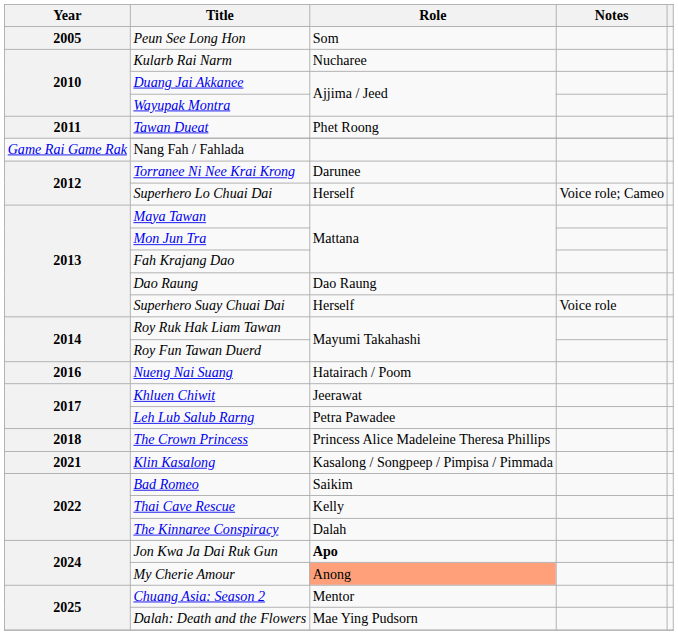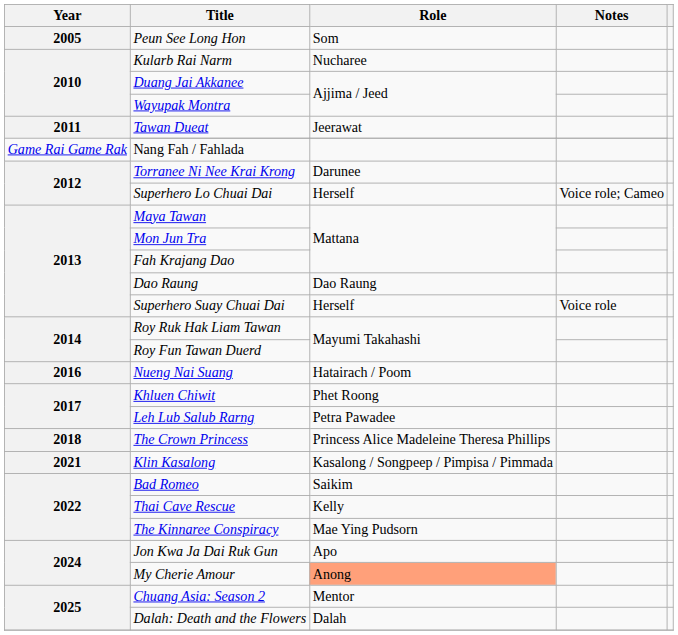(346, 127) Phet Roong -> (337, 127) Jeerawat
(337, 395) Jeerawat -> (346, 395) Phet Roong
(330, 529) Dalah -> (365, 529) Mae Ying Pudsorn
(325, 551) bold -> (325, 551) normal
(365, 618) Mae Ying Pudsorn -> (330, 618) Dalah
